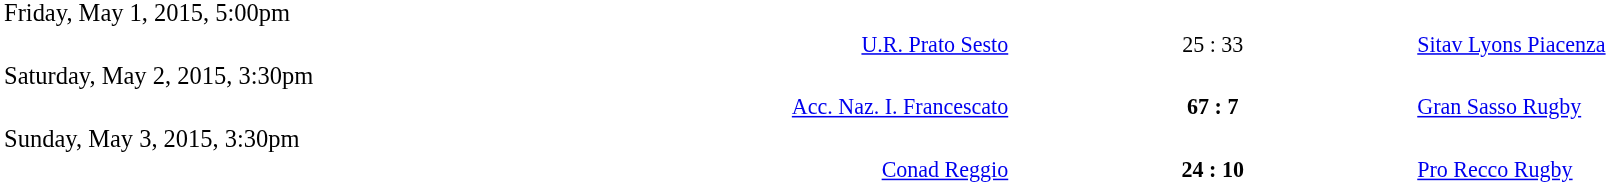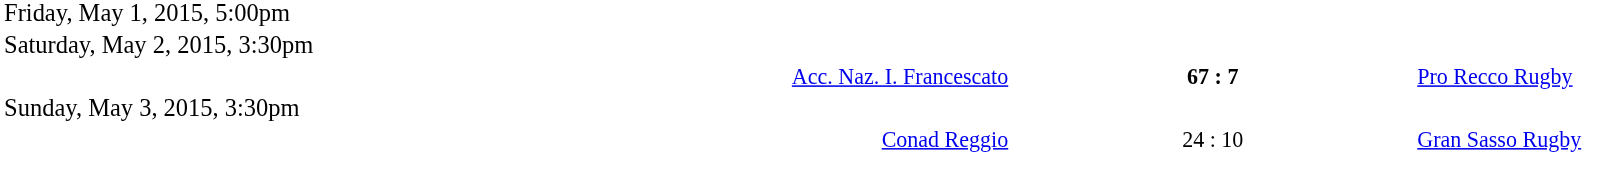- row: (935, 44)
(1499, 107) Gran Sasso Rugby -> (1495, 76) Pro Recco Rugby
(1213, 169) bold -> (1213, 139) normal
(1495, 169) Pro Recco Rugby -> (1499, 139) Gran Sasso Rugby
